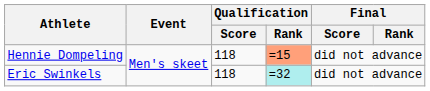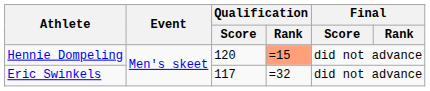(225, 55) 118 -> (225, 55) 120
(225, 75) 118 -> (225, 75) 117
(280, 75) paleturquoise background -> (280, 75) no background
